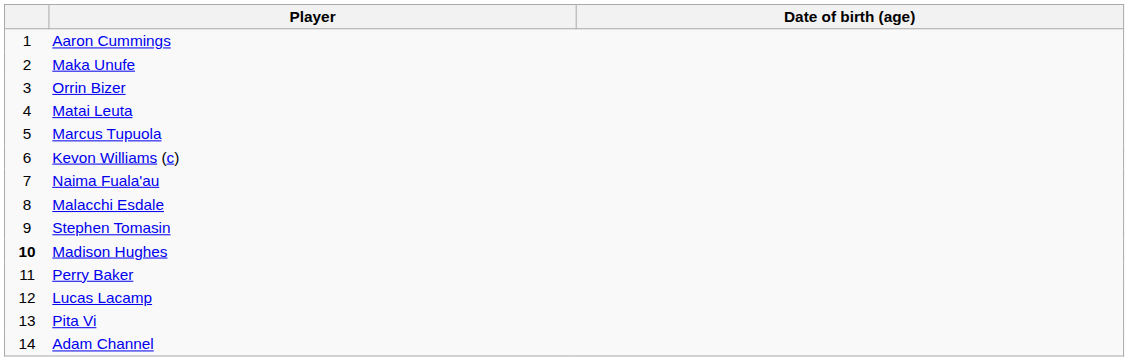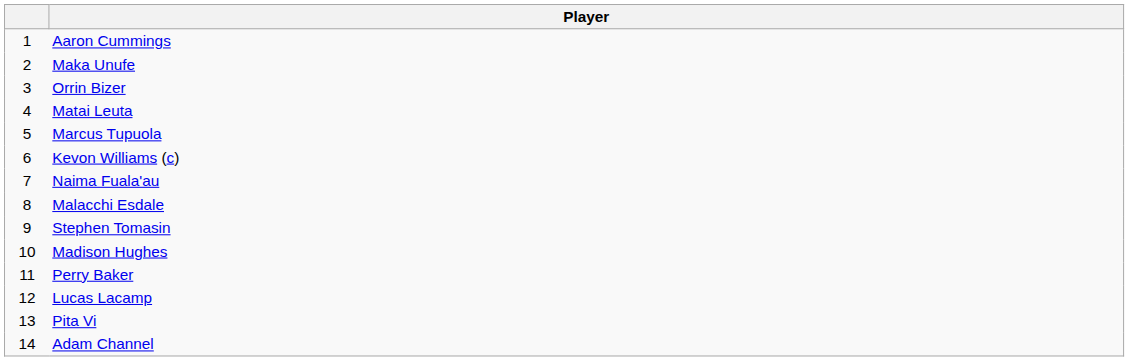- column: (850, 17)
(27, 251) bold -> (27, 251) normal
